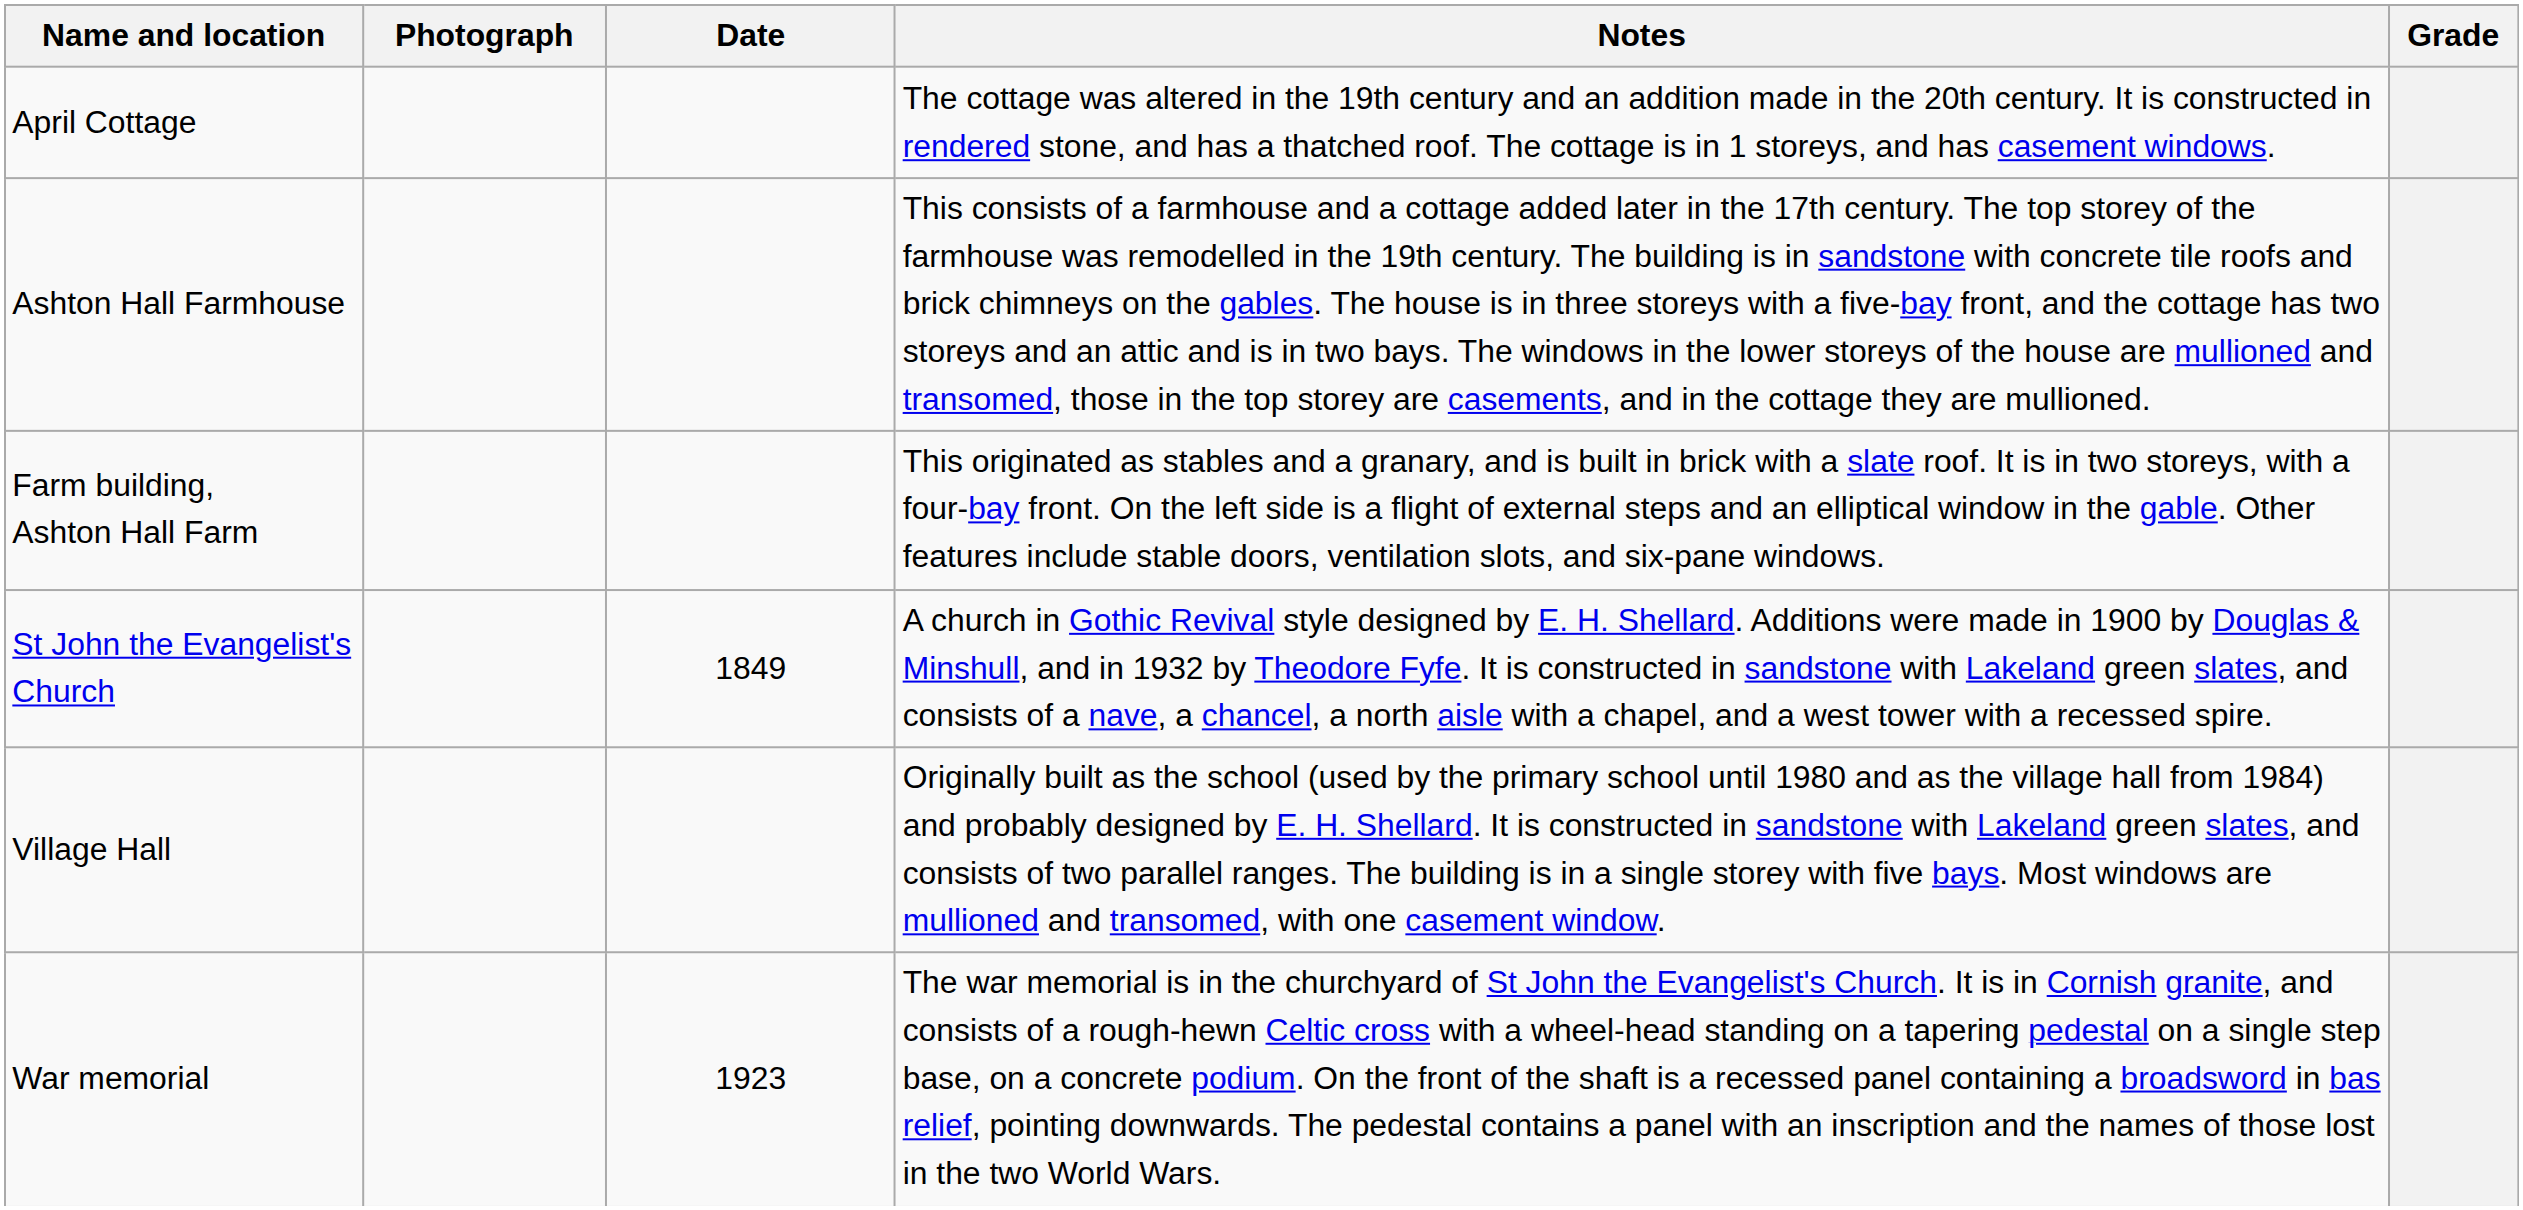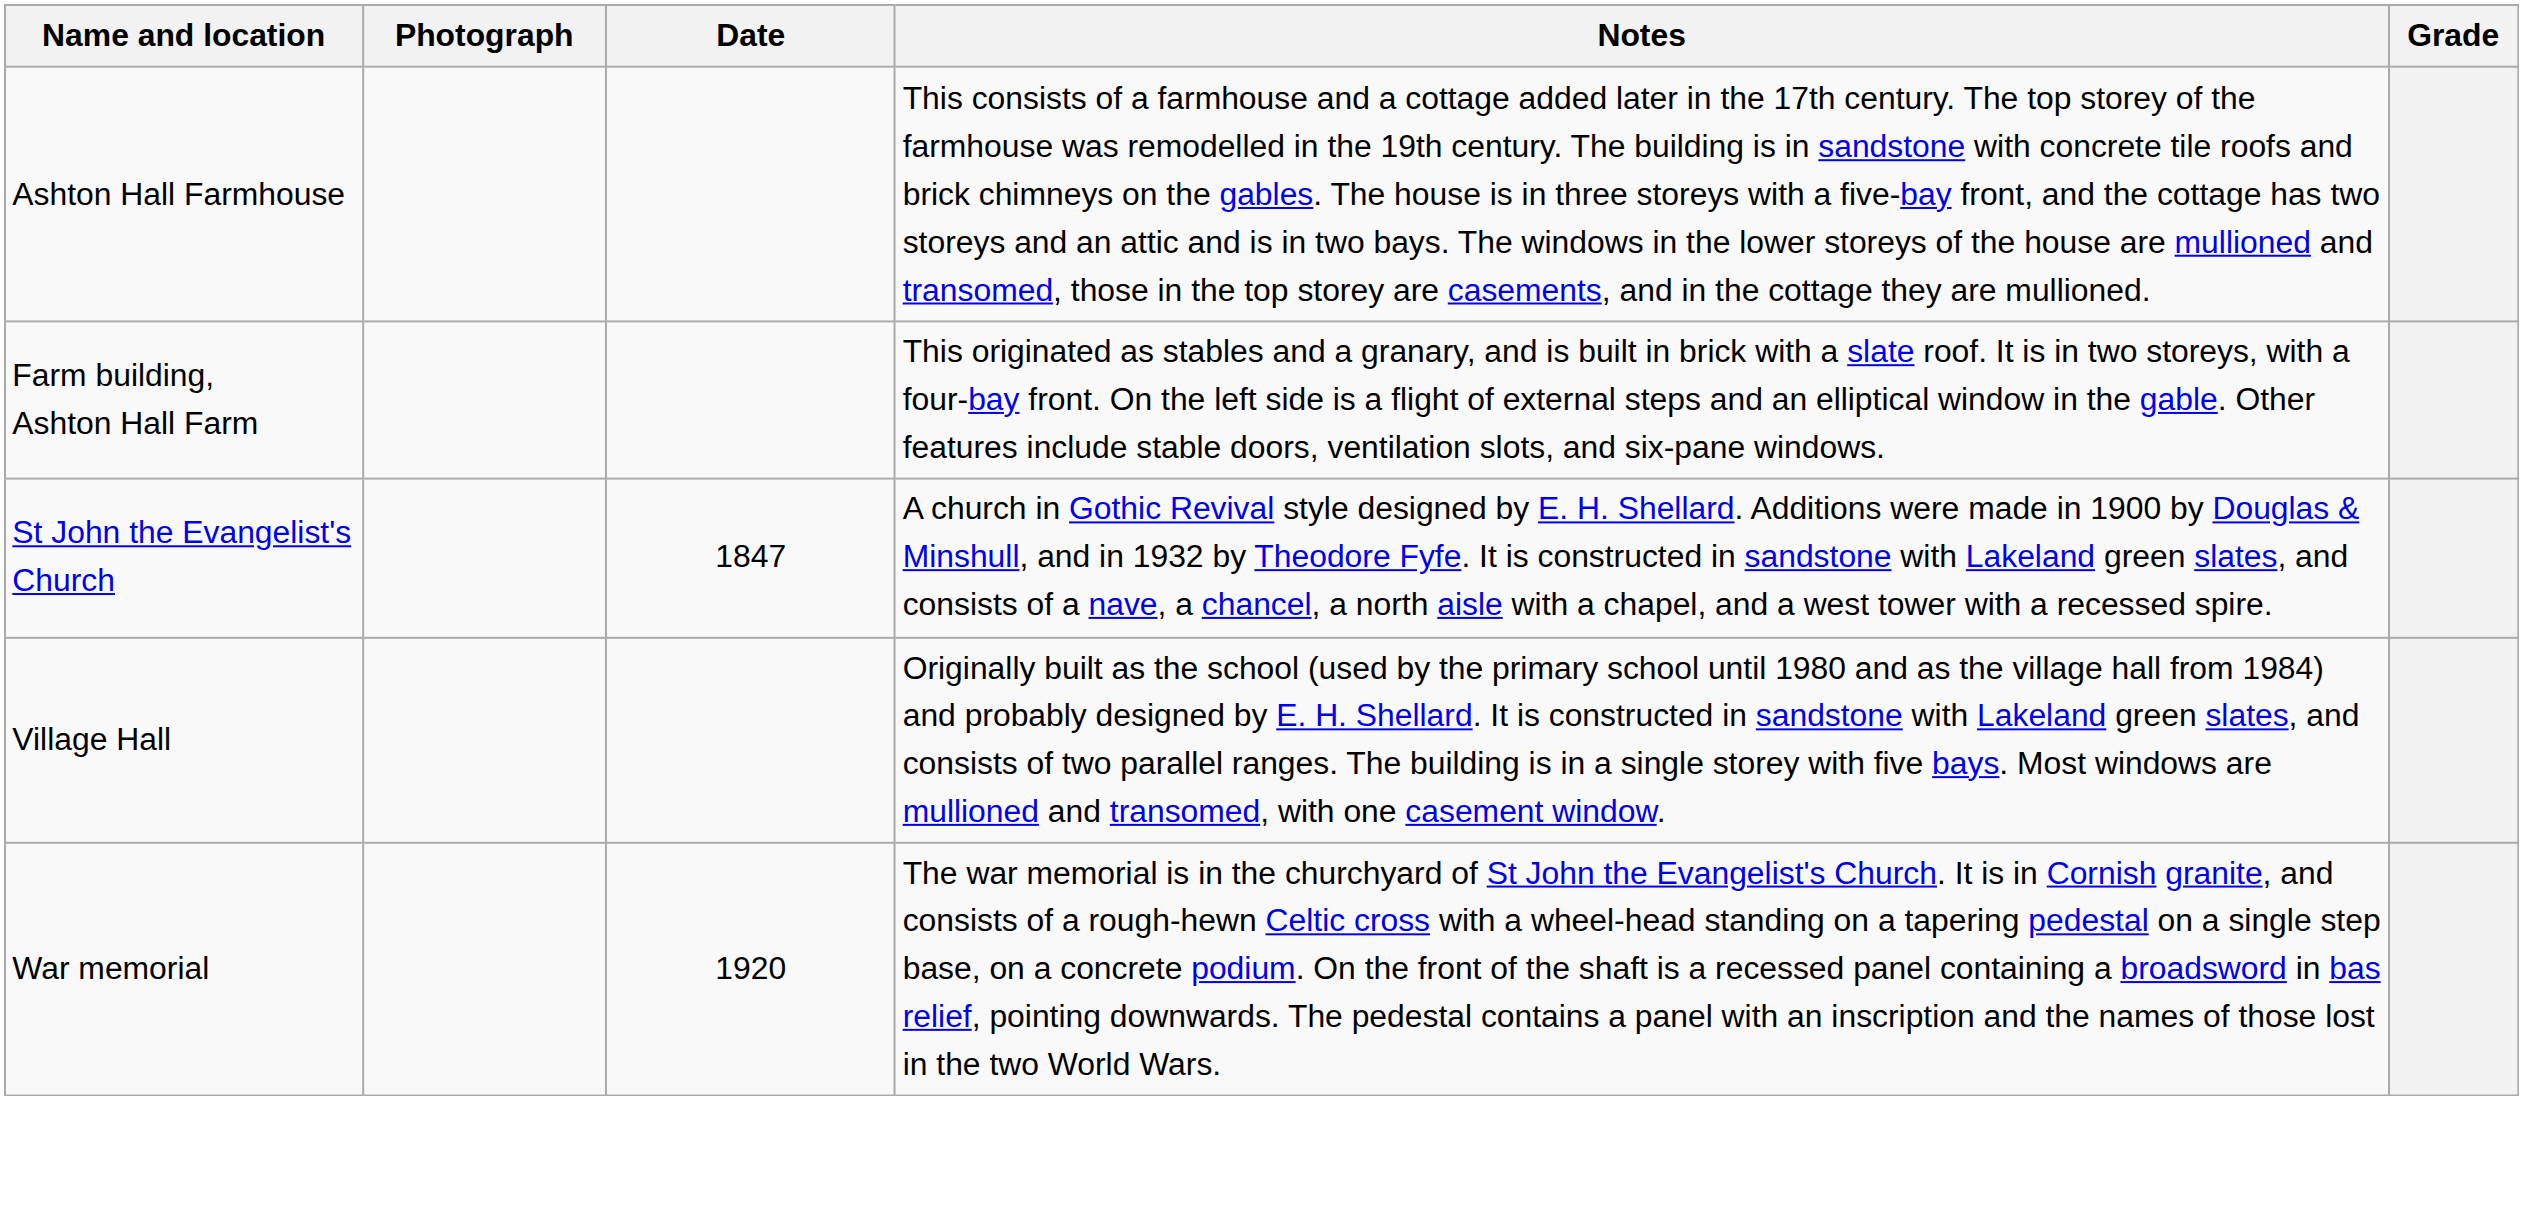- row: (104, 122)
(751, 667) 1849 -> (751, 557) 1847
(751, 1078) 1923 -> (751, 968) 1920
